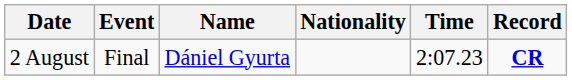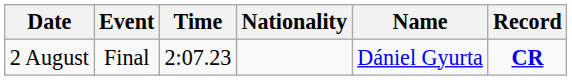columns swapped: (227, 22) <-> (449, 22)
